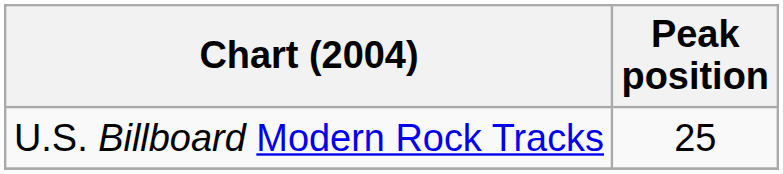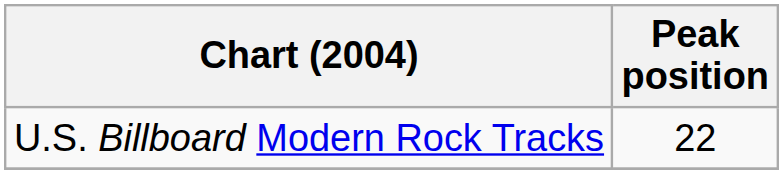(695, 137) 25 -> (695, 137) 22
